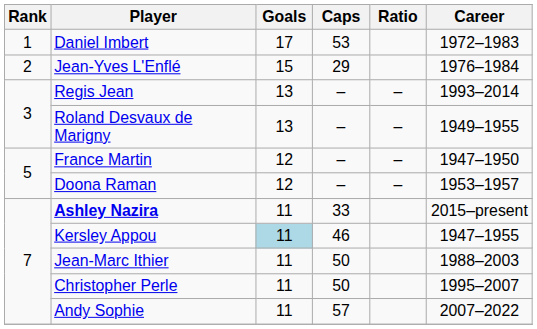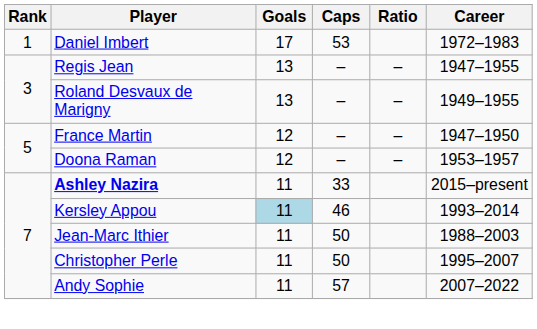- row: (117, 67)
(479, 92) 1993–2014 -> (479, 67) 1947–1955
(479, 235) 1947–1955 -> (479, 210) 1993–2014
